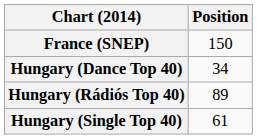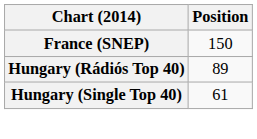- row: (96, 69)
